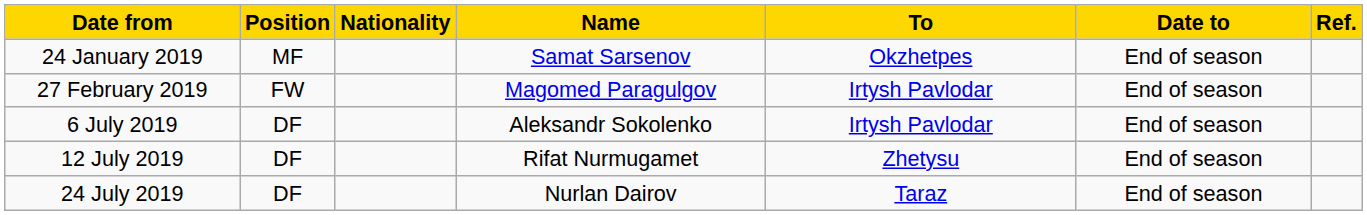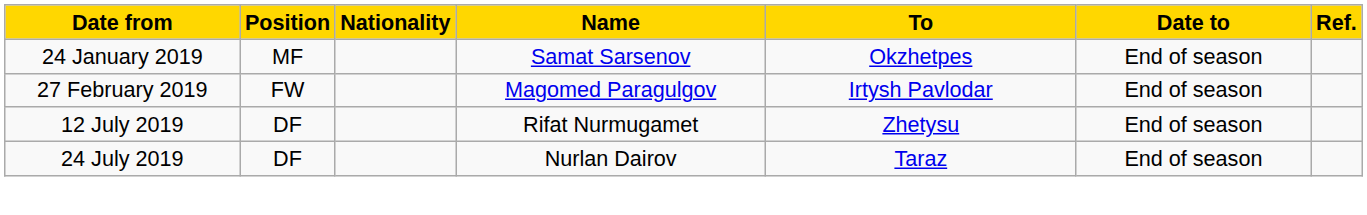- row: (122, 125)
